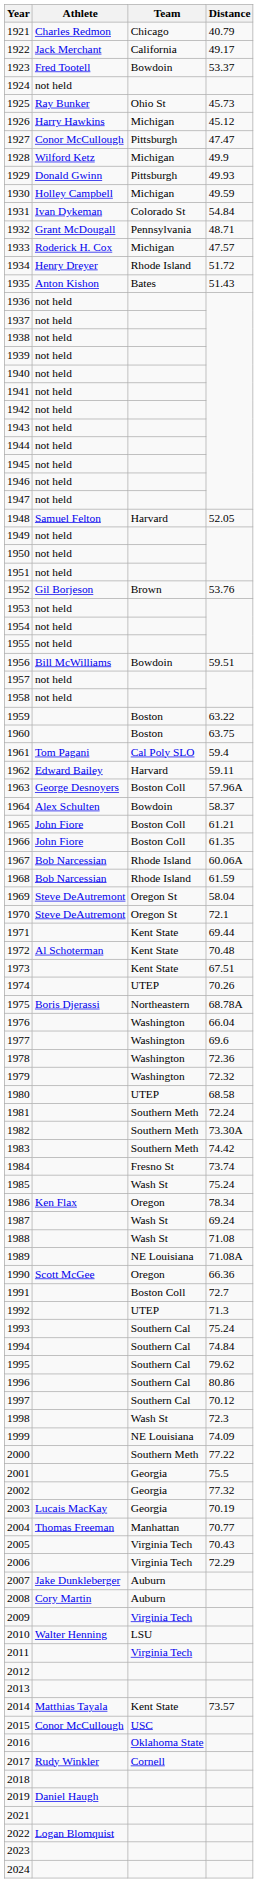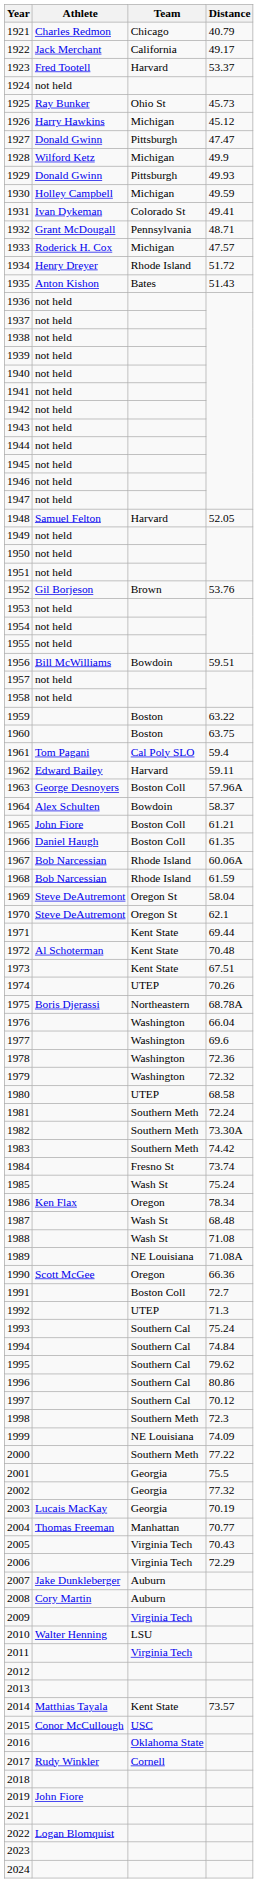(152, 67) Bowdoin -> (149, 67) Harvard
(79, 139) Conor McCullough -> (69, 139) Donald Gwinn
(222, 211) 54.84 -> (222, 211) 49.41
(59, 842) John Fiore -> (67, 842) Daniel Haugh
(219, 914) 72.1 -> (219, 914) 62.1
(222, 1220) 69.24 -> (222, 1220) 68.48
(149, 1418) Wash St -> (165, 1418) Southern Meth
(67, 1797) Daniel Haugh -> (59, 1797) John Fiore
